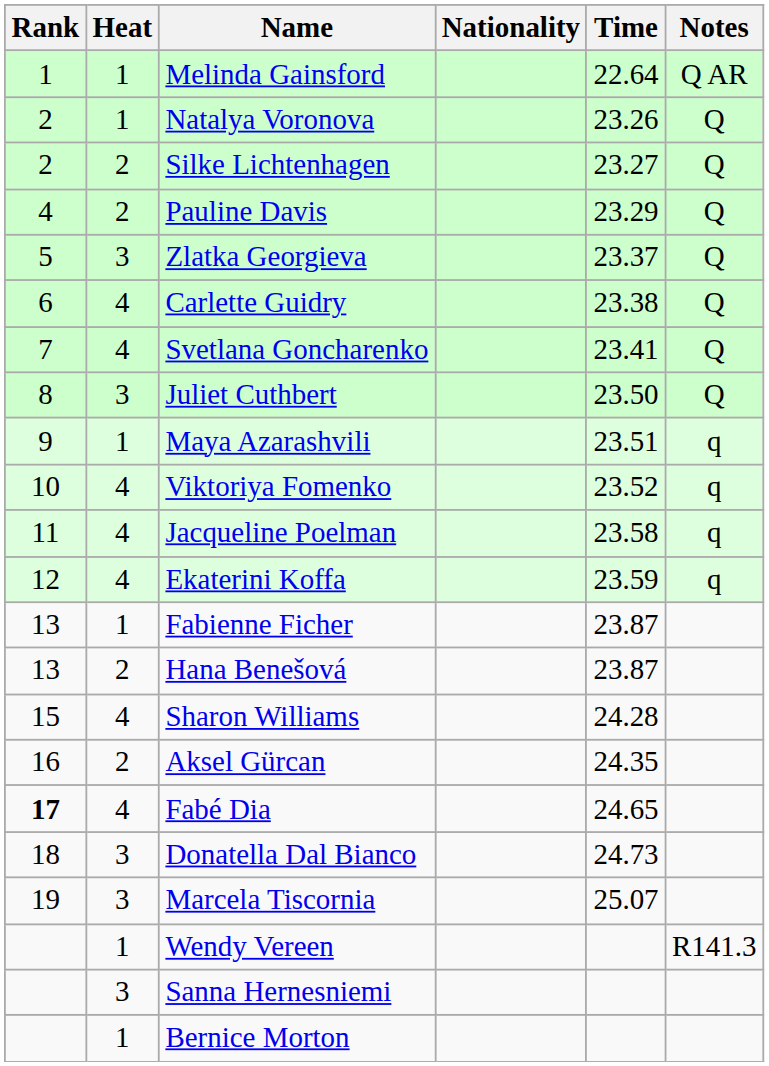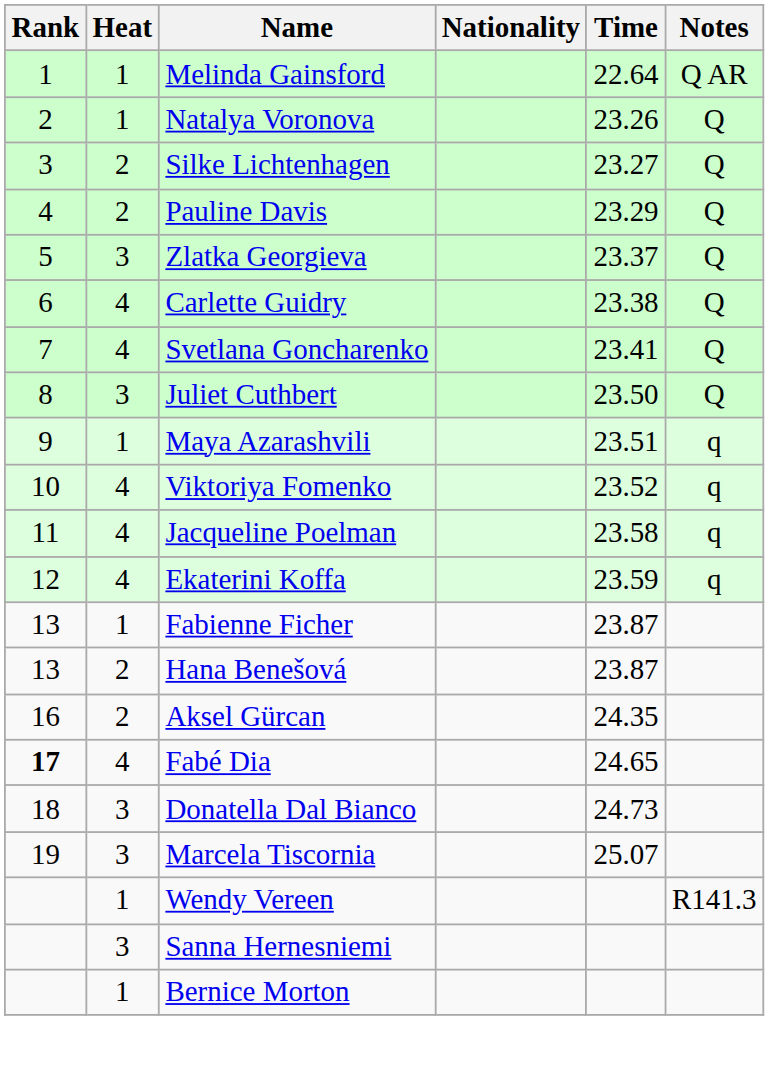(45, 165) 2 -> (45, 165) 3
- row: (262, 716)
